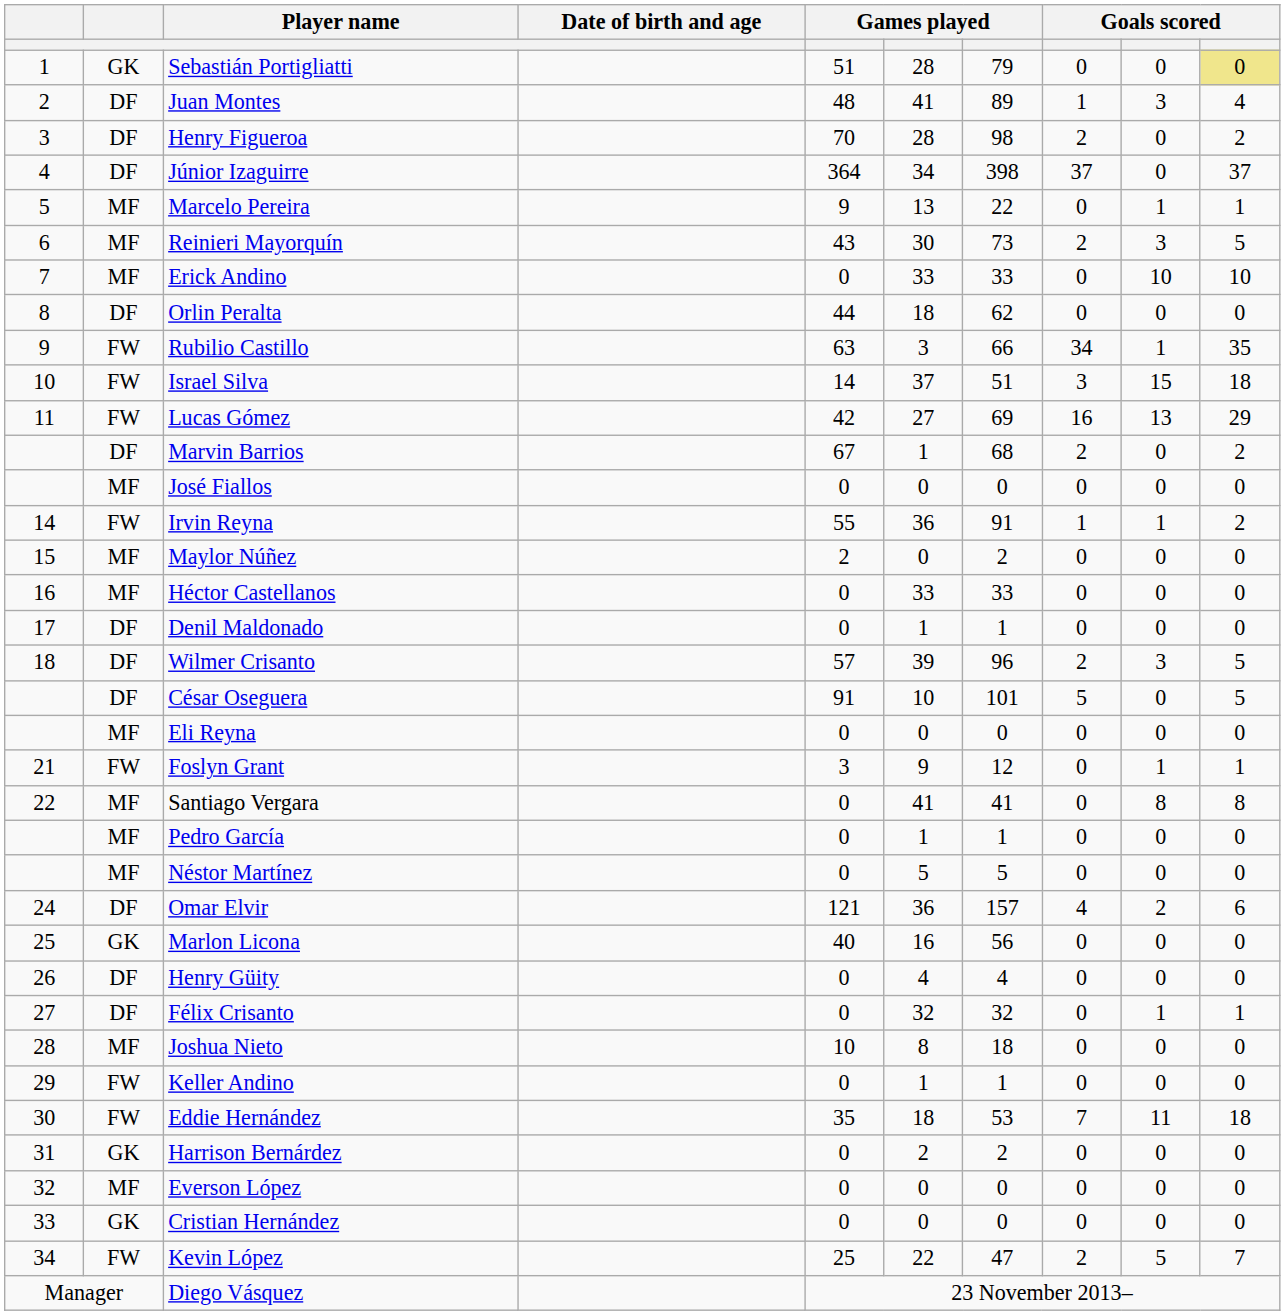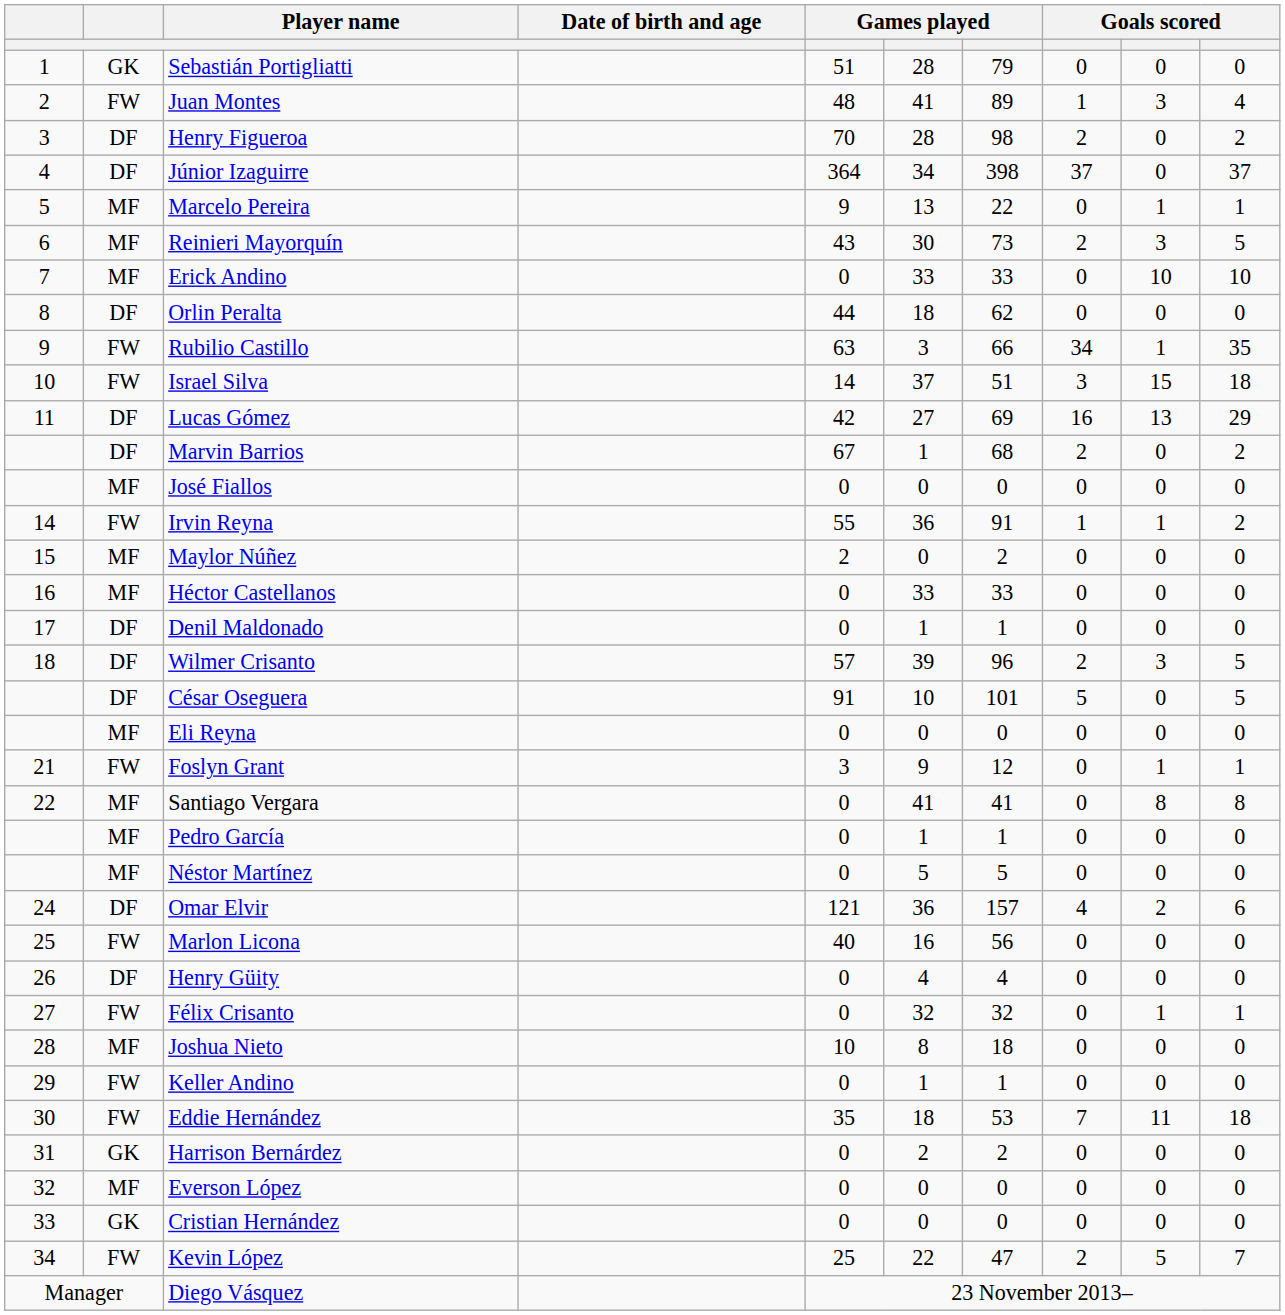(1240, 67) khaki background -> (1240, 67) no background
(123, 102) DF -> (123, 102) FW
(123, 417) FW -> (123, 417) DF
(123, 942) GK -> (123, 942) FW
(123, 1012) DF -> (123, 1012) FW
